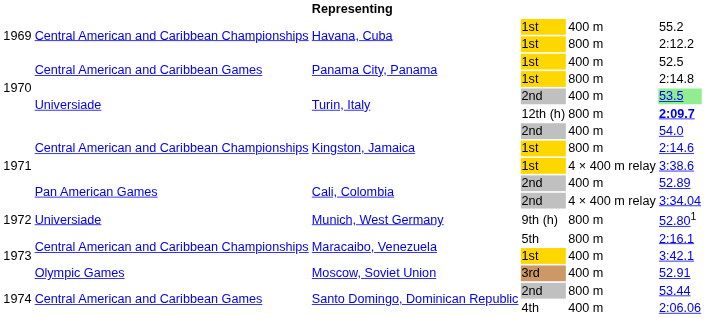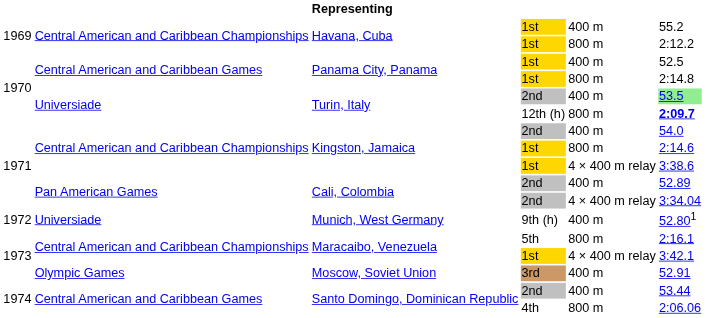(586, 219) 800 m -> (586, 219) 400 m
(586, 256) 400 m -> (612, 256) 4 × 400 m relay
(586, 291) 800 m -> (586, 291) 400 m
(586, 308) 400 m -> (586, 308) 800 m
